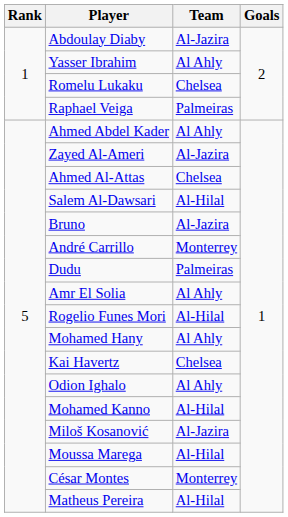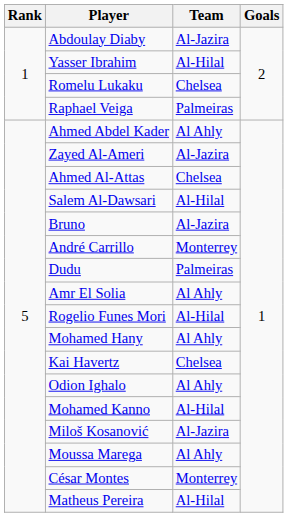(199, 62) Al Ahly -> (200, 62) Al-Hilal
(200, 454) Al-Hilal -> (199, 454) Al Ahly
